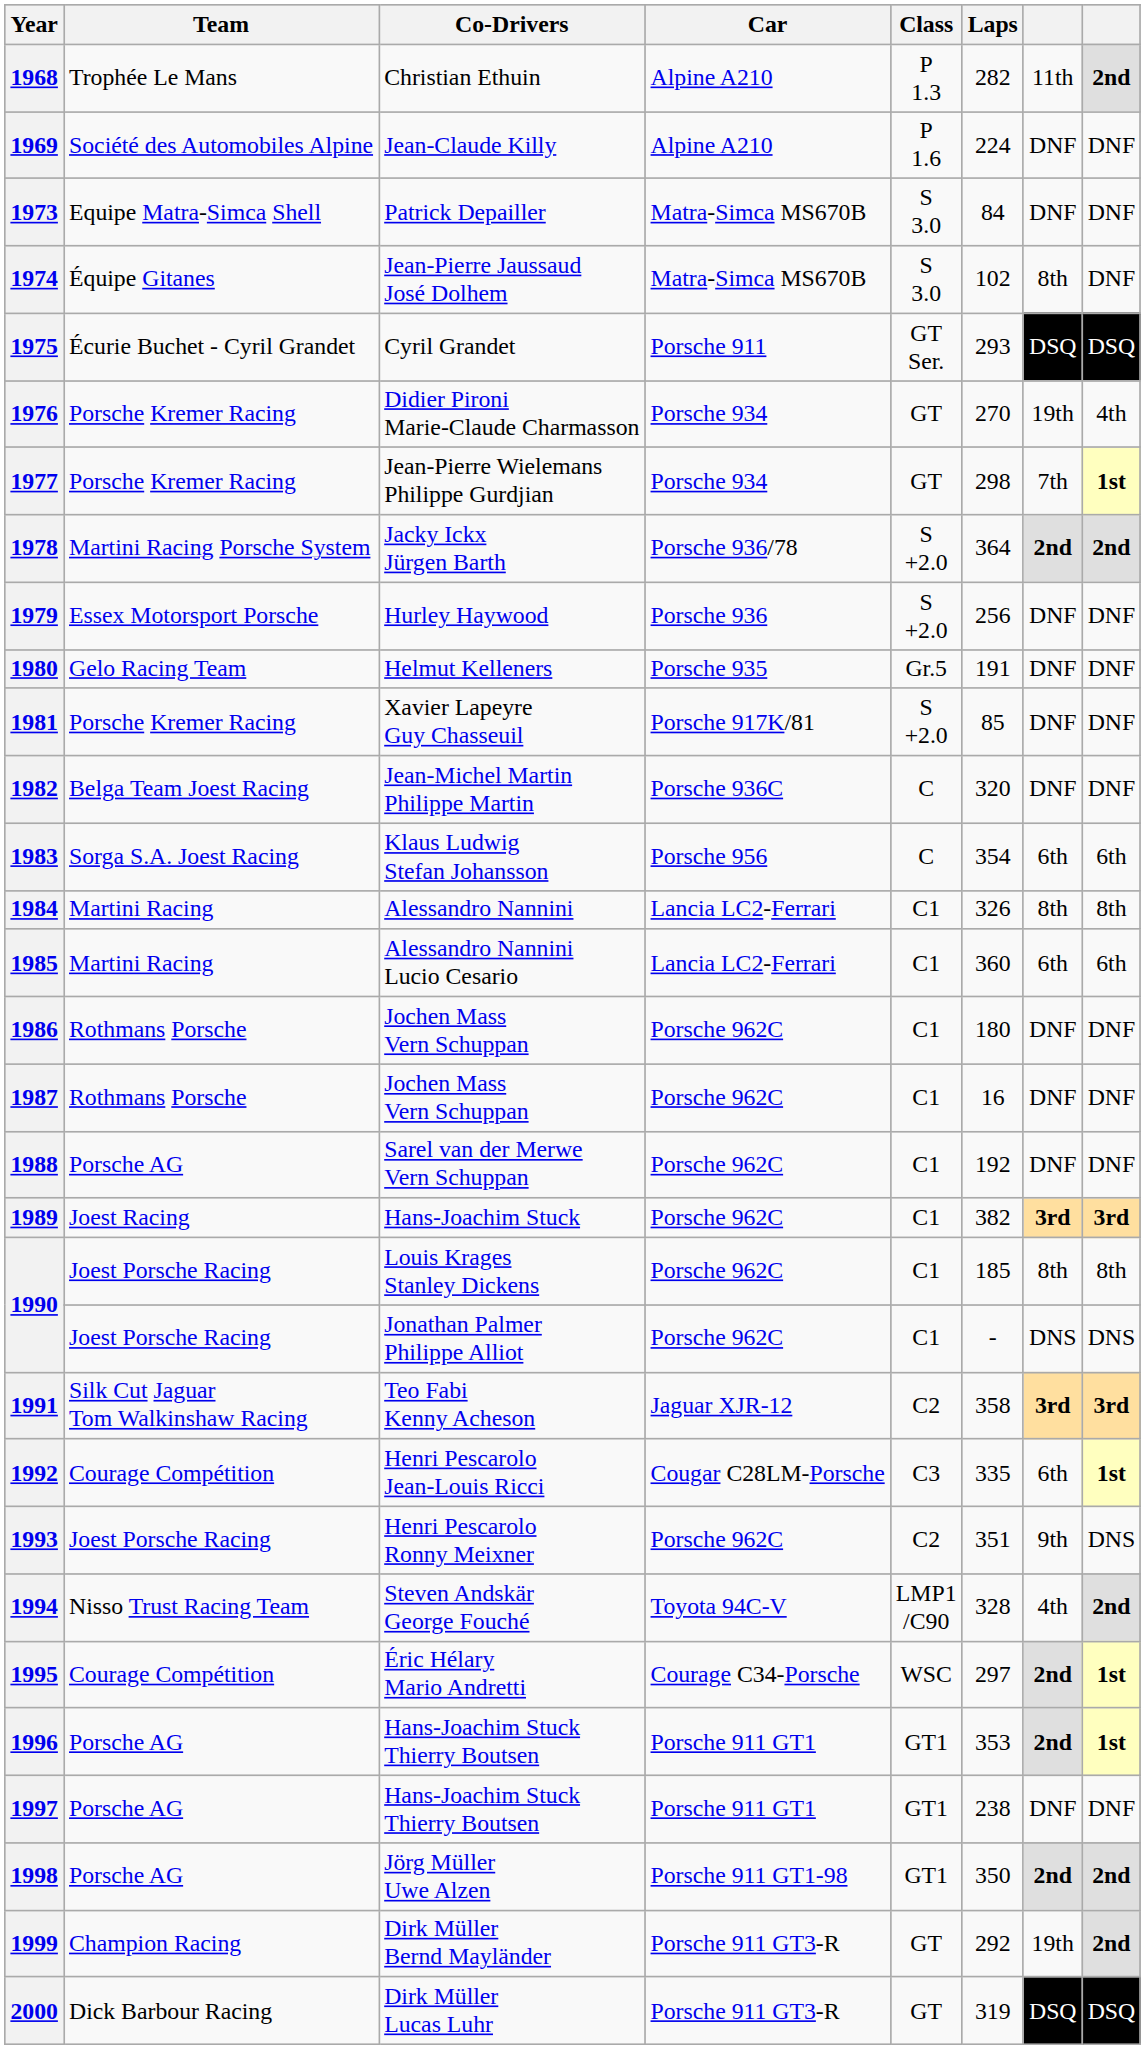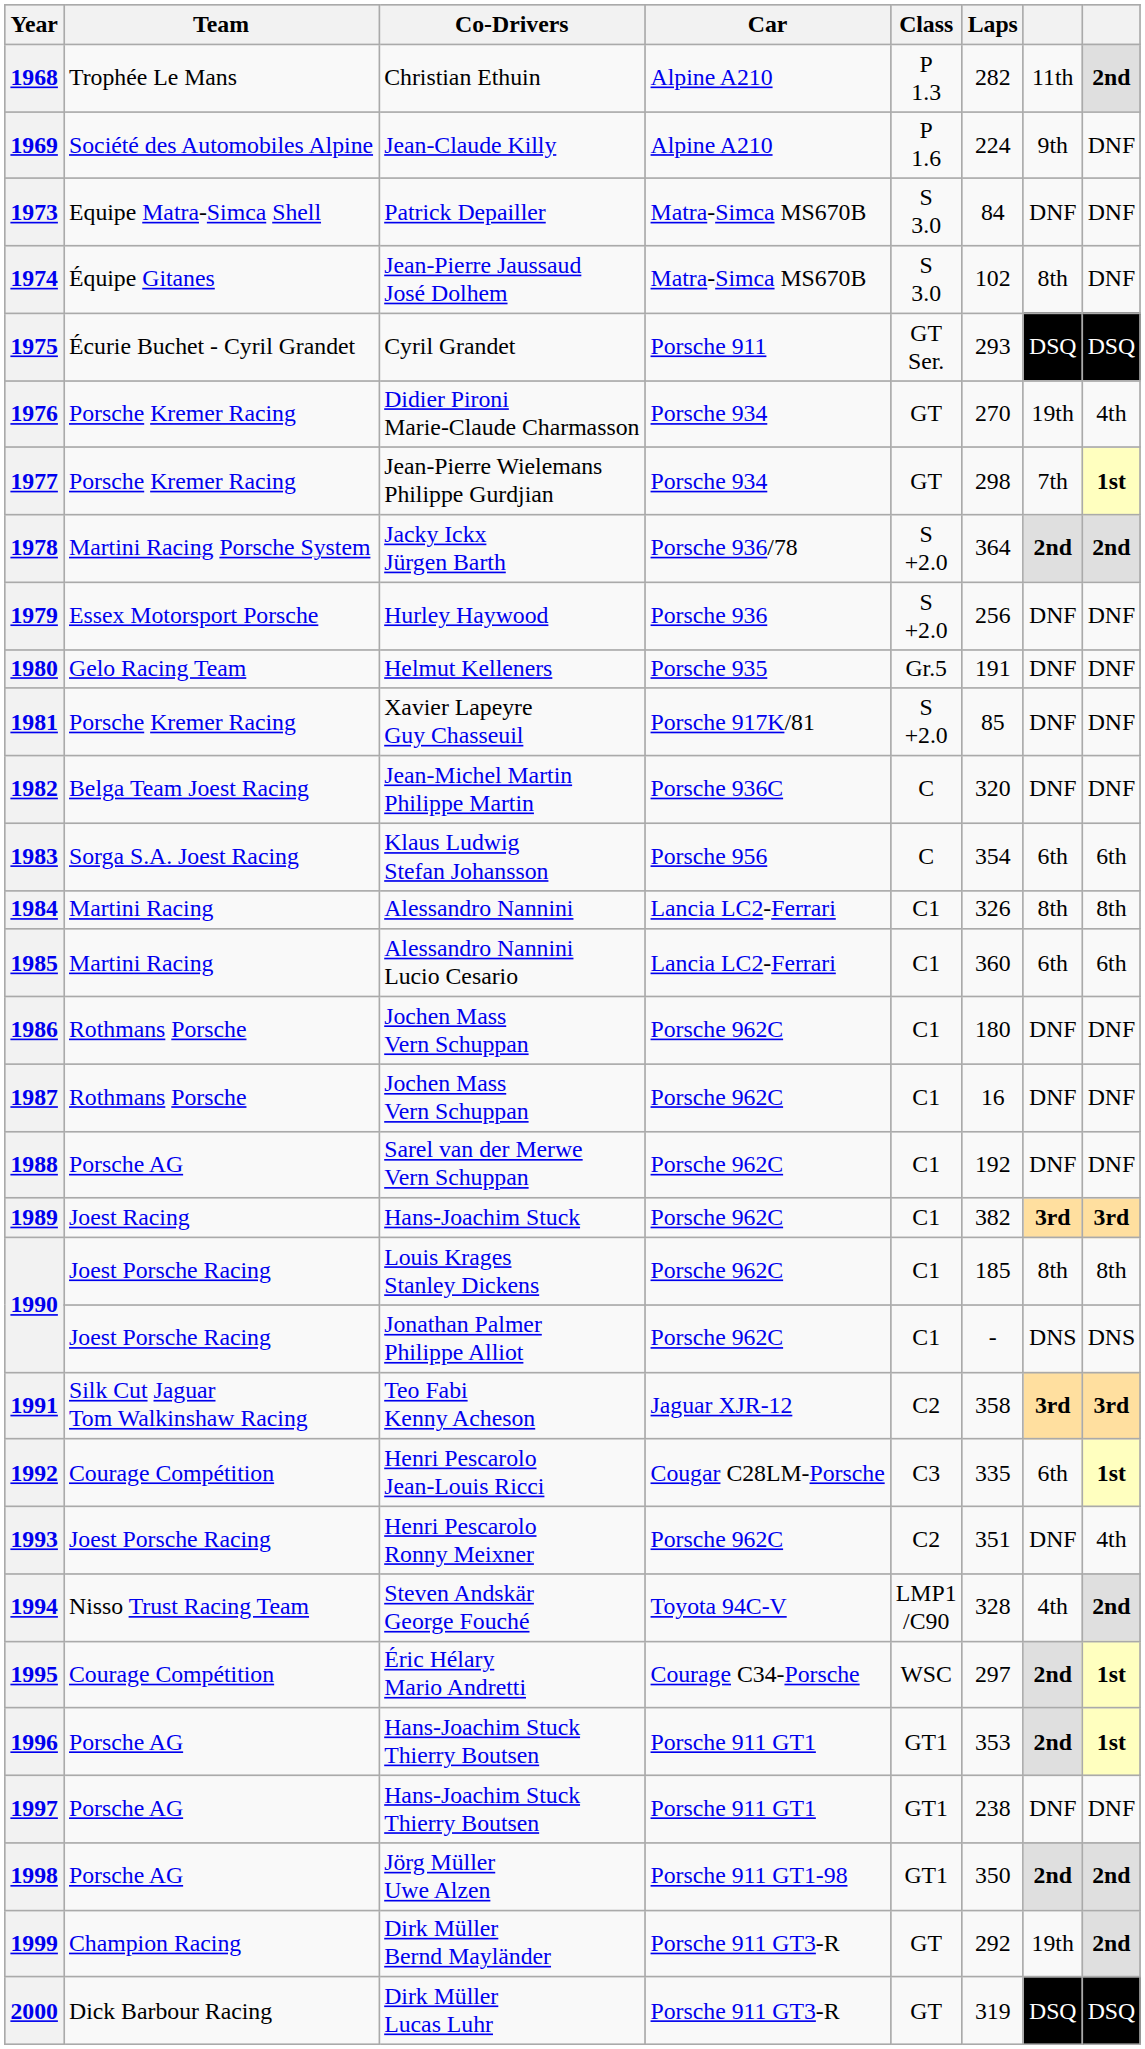(1053, 144) DNF -> (1053, 144) 9th
(1053, 1540) 9th -> (1053, 1540) DNF
(1111, 1540) DNS -> (1111, 1540) 4th
